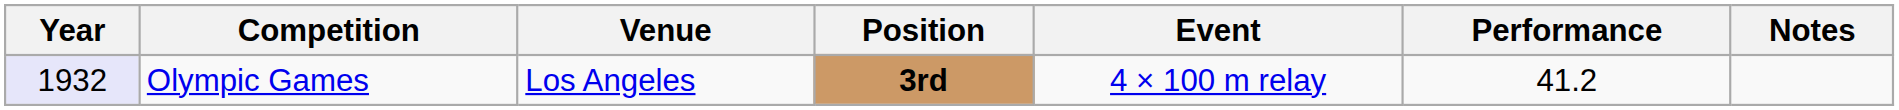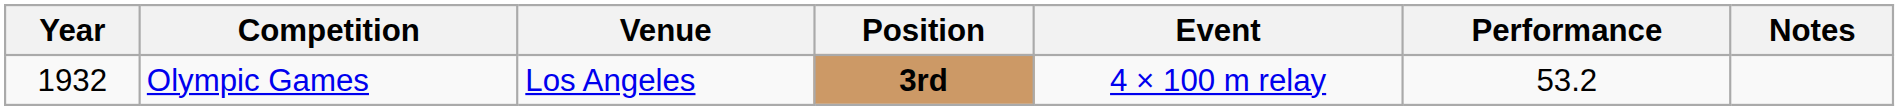(72, 80) lavender background -> (72, 80) no background
(1567, 80) 41.2 -> (1567, 80) 53.2
